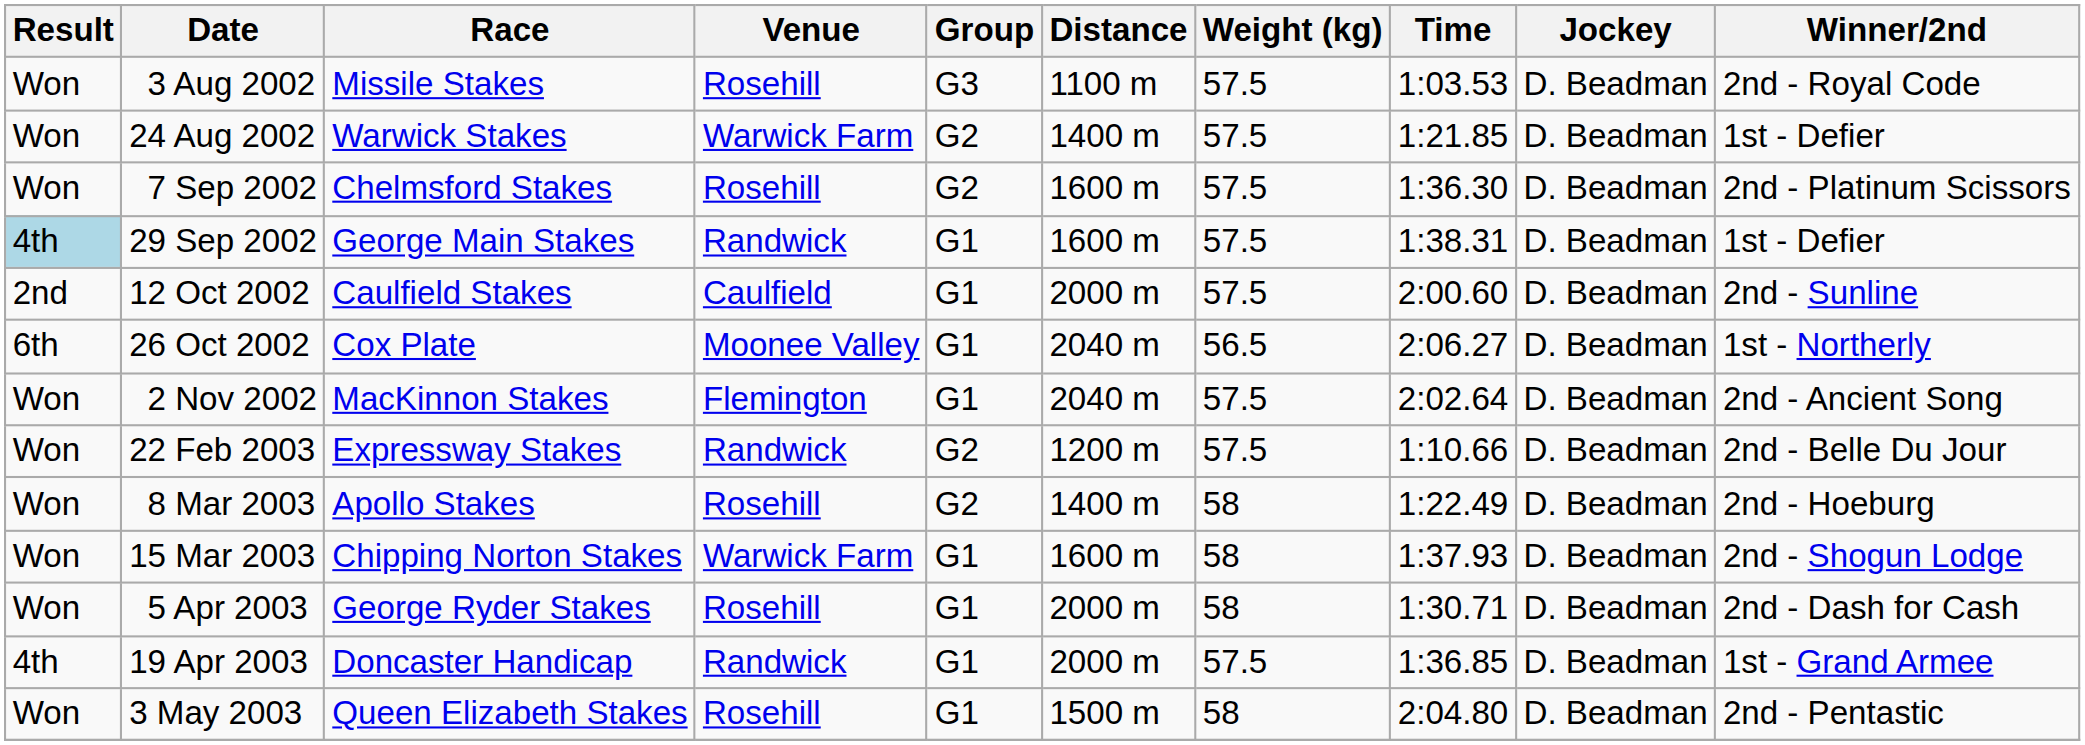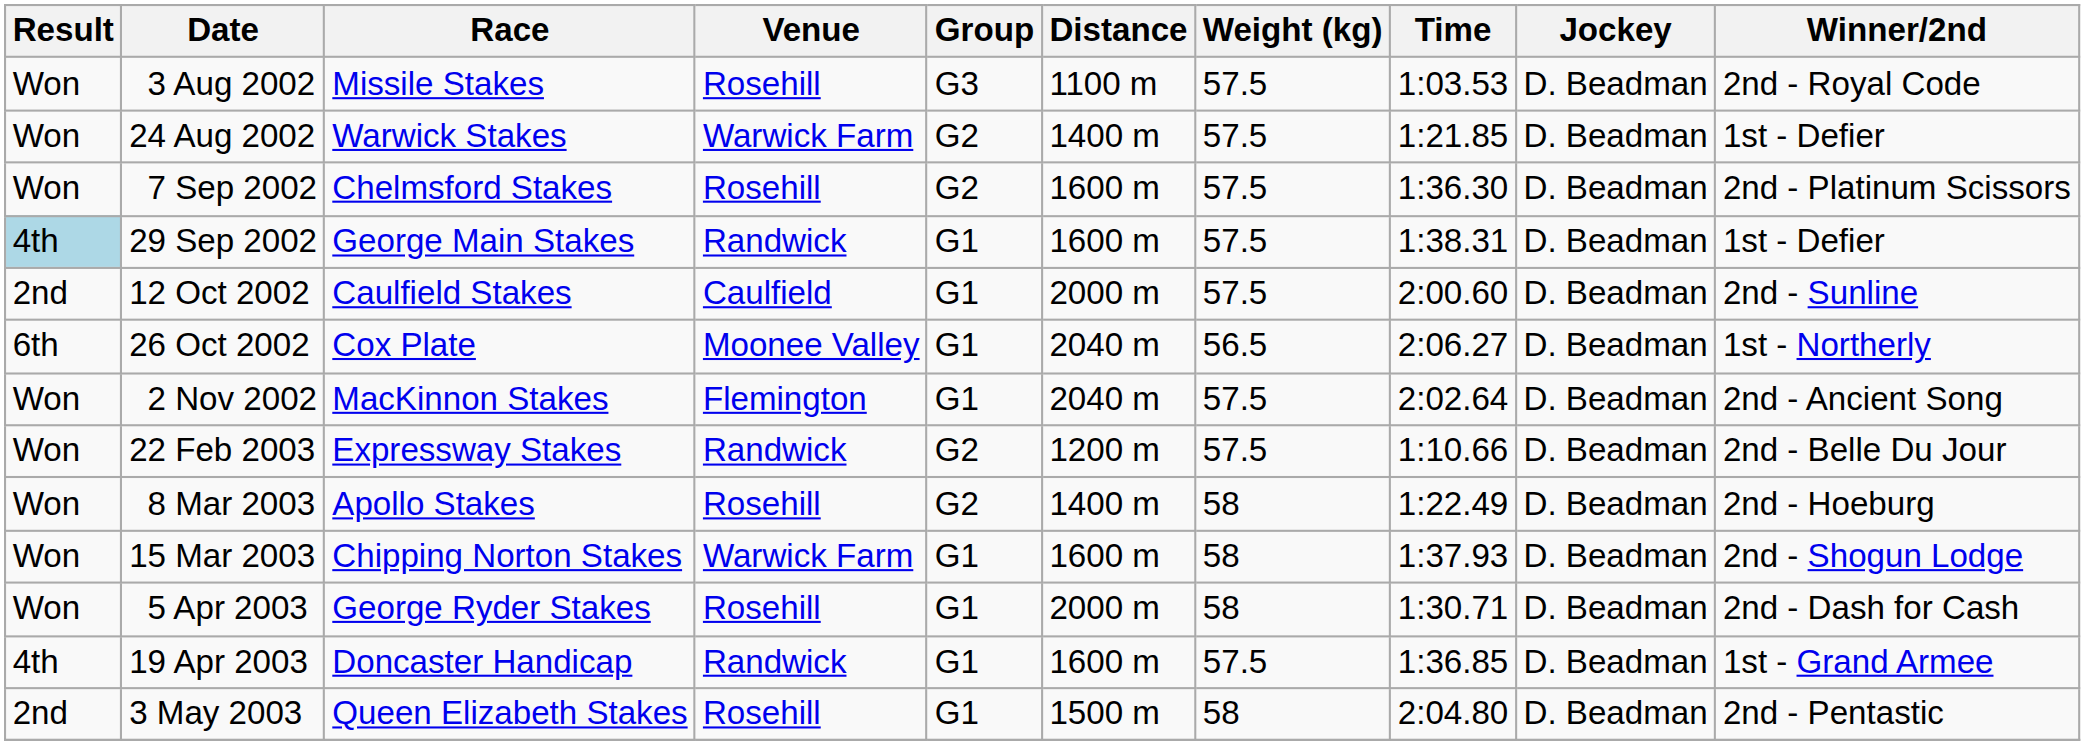(1105, 661) 2000 m -> (1105, 661) 1600 m
(46, 713) Won -> (40, 713) 2nd
